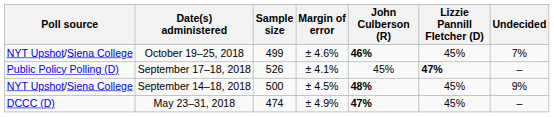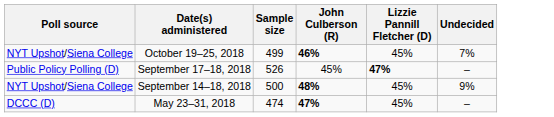- column: (322, 24)
